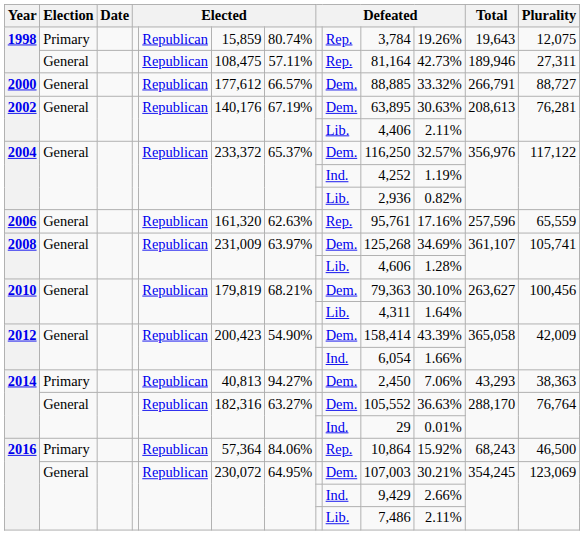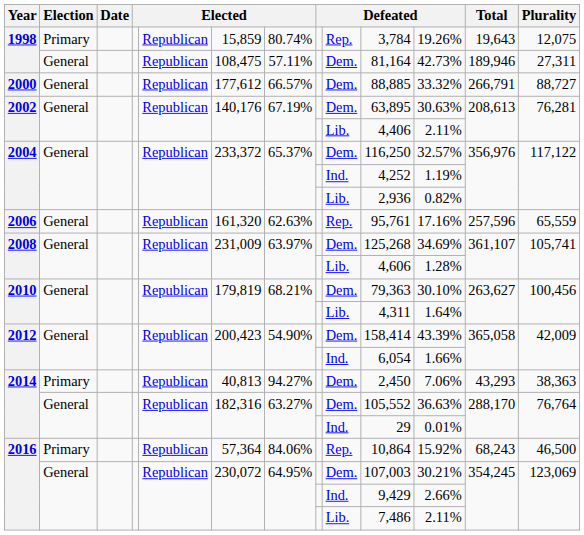(339, 61) Rep. -> (341, 61) Dem.
